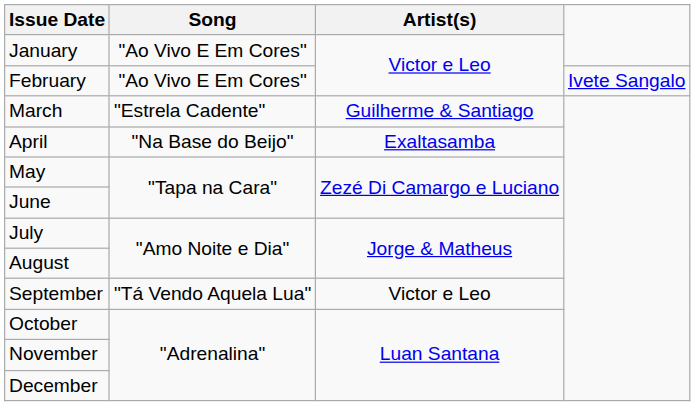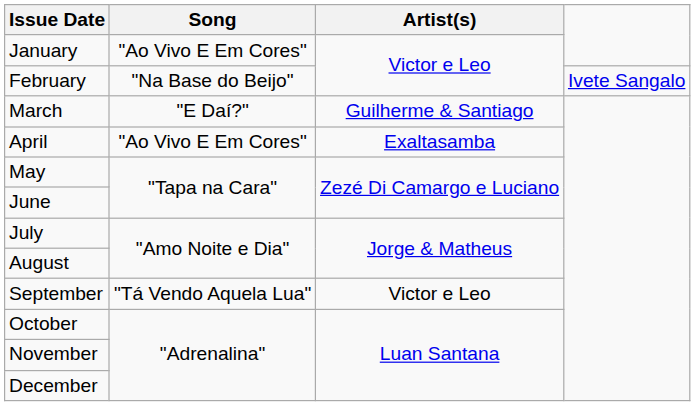(213, 80) "Ao Vivo E Em Cores" -> (213, 80) "Na Base do Beijo"
(190, 111) "Estrela Cadente" -> (213, 111) "E Daí?"
(213, 141) "Na Base do Beijo" -> (213, 141) "Ao Vivo E Em Cores"
